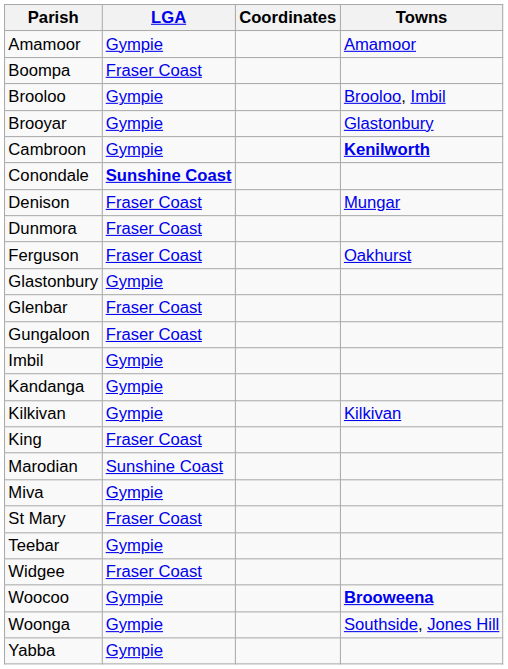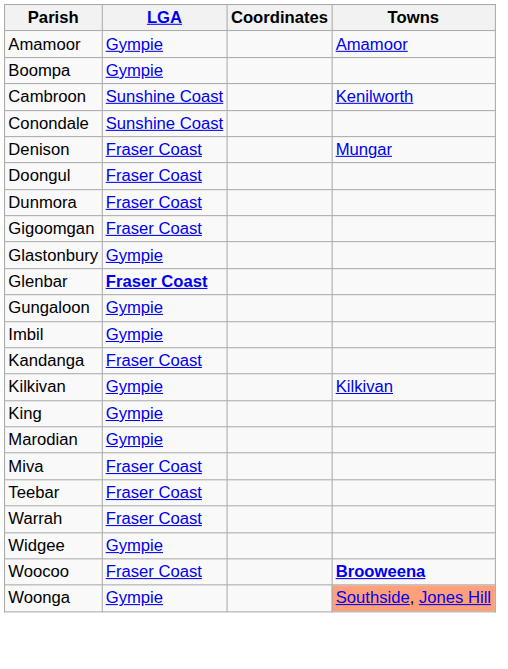(154, 70) Fraser Coast -> (134, 70) Gympie
- row: (37, 96)
- row: (37, 123)
(134, 149) Gympie -> (164, 96) Sunshine Coast
(387, 149) bold -> (374, 96) normal
(169, 176) bold -> (164, 123) normal
+ row: (39, 176)
- row: (44, 255)
+ row: (51, 228)
(154, 307) normal -> (157, 281) bold
(154, 334) Fraser Coast -> (134, 307) Gympie
(134, 387) Gympie -> (154, 360) Fraser Coast
(154, 439) Fraser Coast -> (134, 413) Gympie
(164, 466) Sunshine Coast -> (134, 439) Gympie
(134, 492) Gympie -> (154, 466) Fraser Coast
- row: (37, 519)
(134, 545) Gympie -> (154, 492) Fraser Coast
+ row: (35, 519)
(154, 571) Fraser Coast -> (134, 545) Gympie
(134, 598) Gympie -> (154, 571) Fraser Coast
(422, 624) no background -> (413, 598) lightsalmon background
- row: (32, 651)
